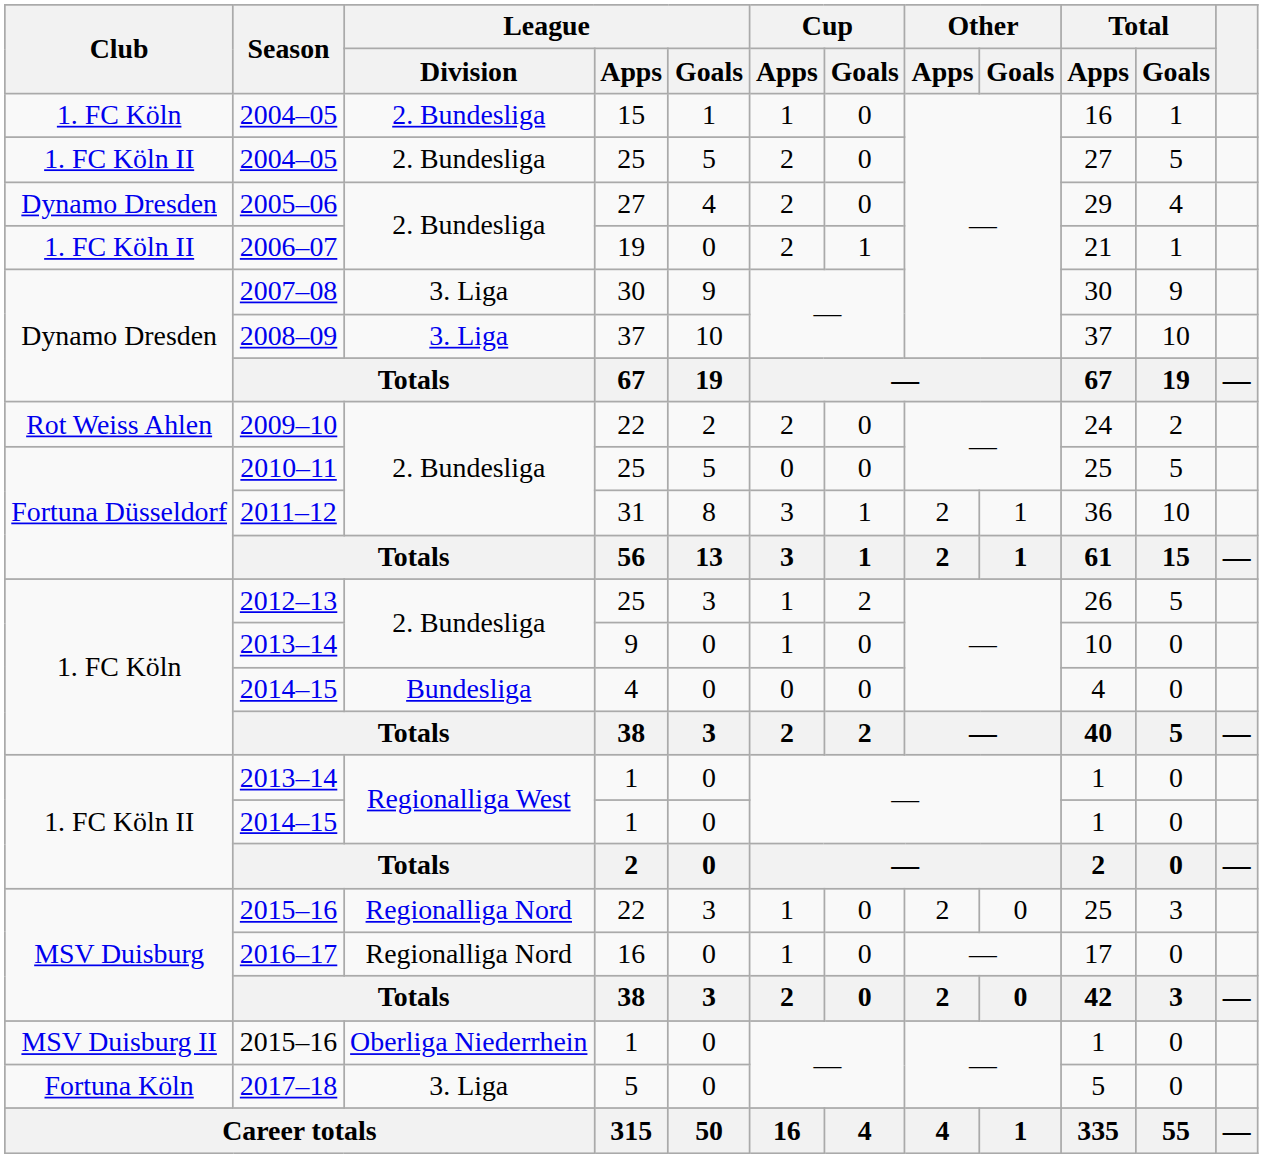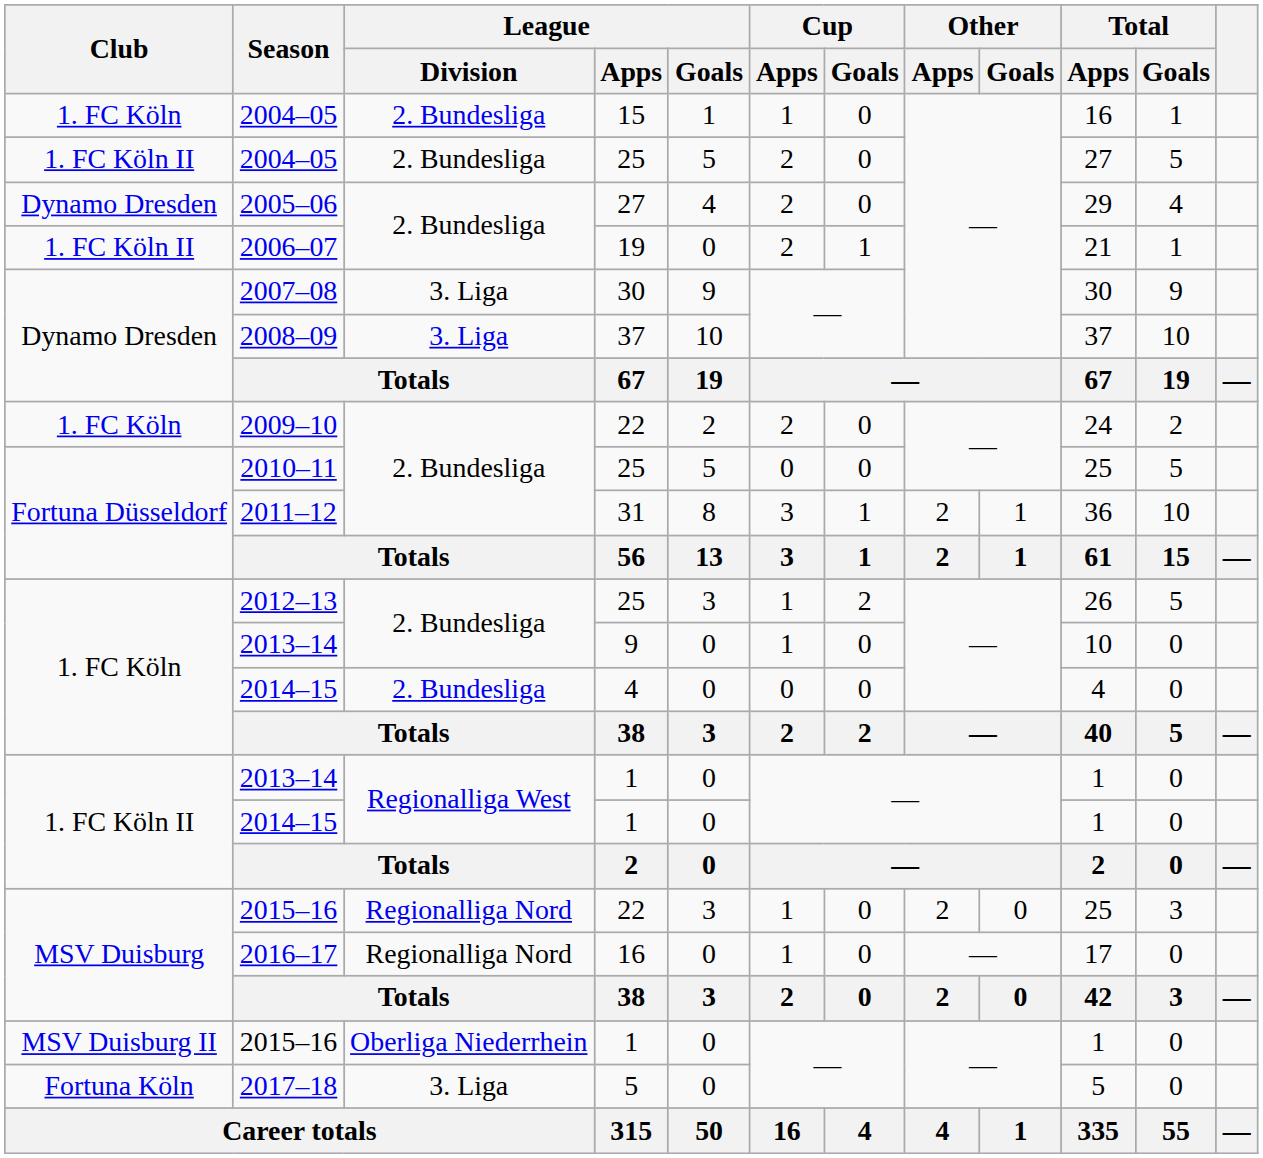(119, 423) Rot Weiss Ahlen -> (119, 423) 1. FC Köln
(469, 688) Bundesliga -> (469, 688) 2. Bundesliga
